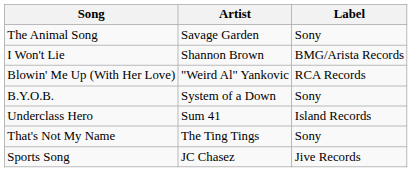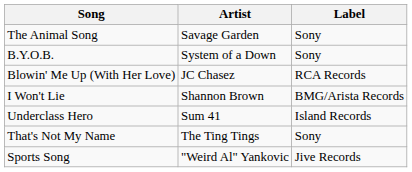rows swapped: (36, 55) <-> (31, 95)
(235, 75) "Weird Al" Yankovic -> (208, 75) JC Chasez
(208, 156) JC Chasez -> (235, 156) "Weird Al" Yankovic
